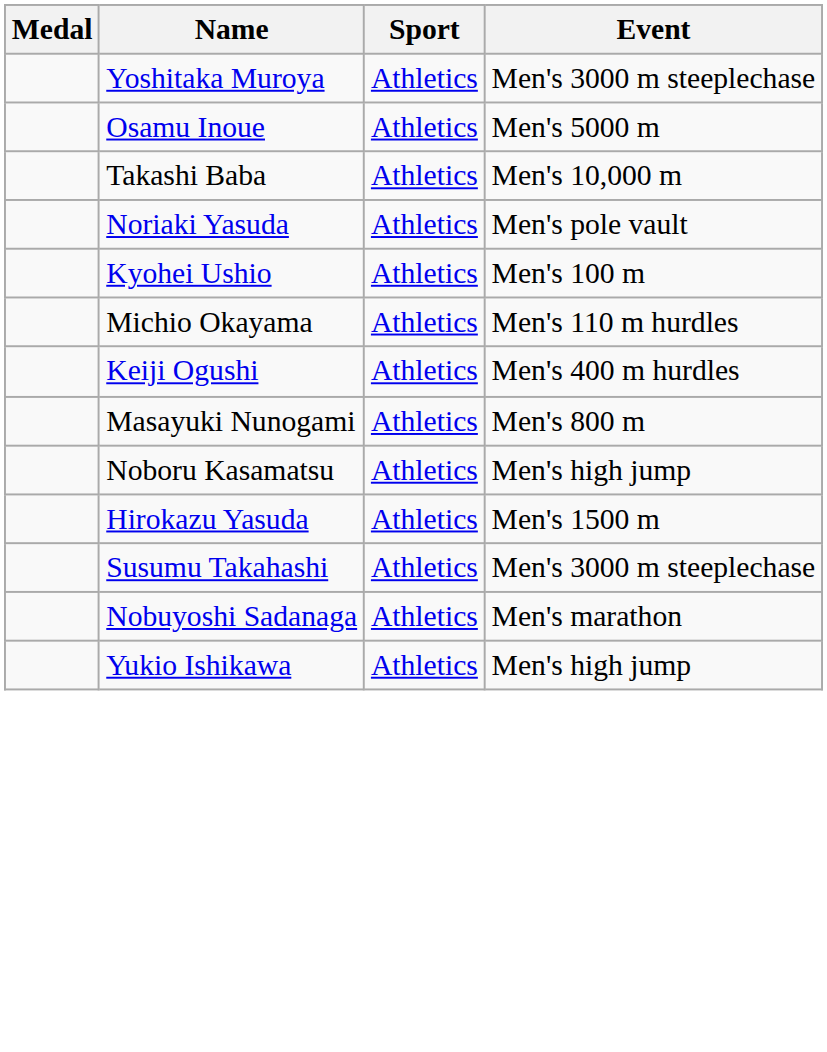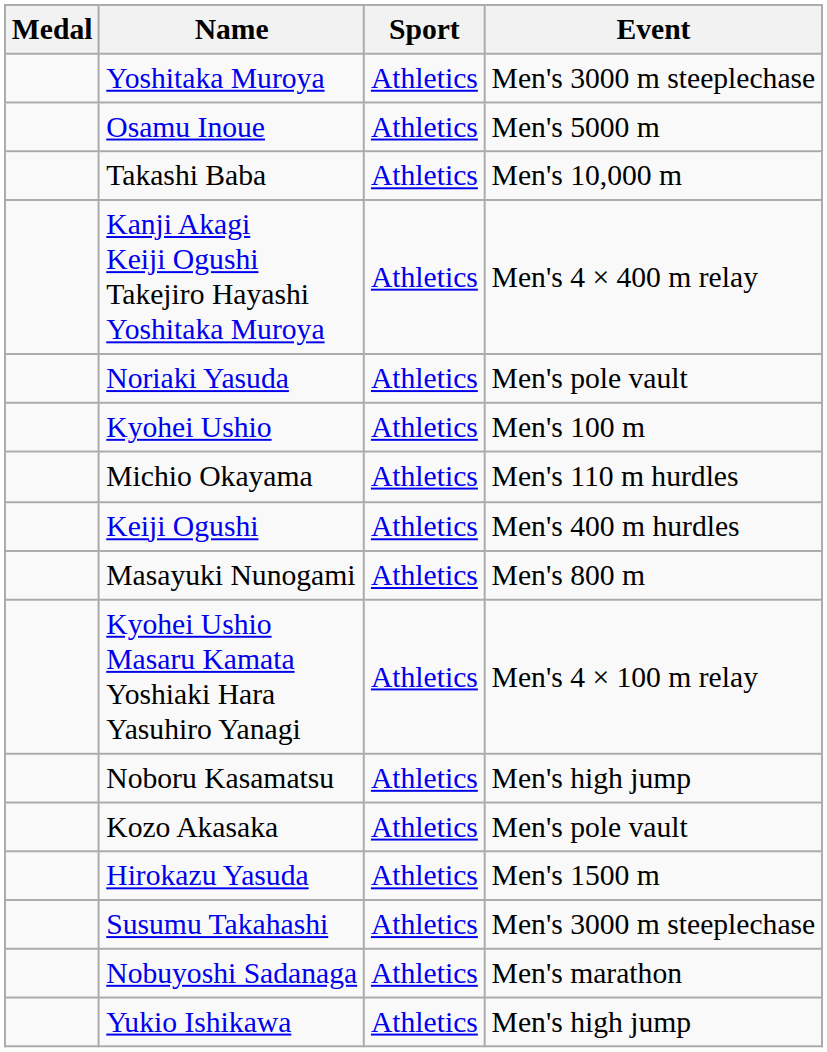+ row: (215, 277)
+ row: (203, 675)
+ row: (192, 826)
